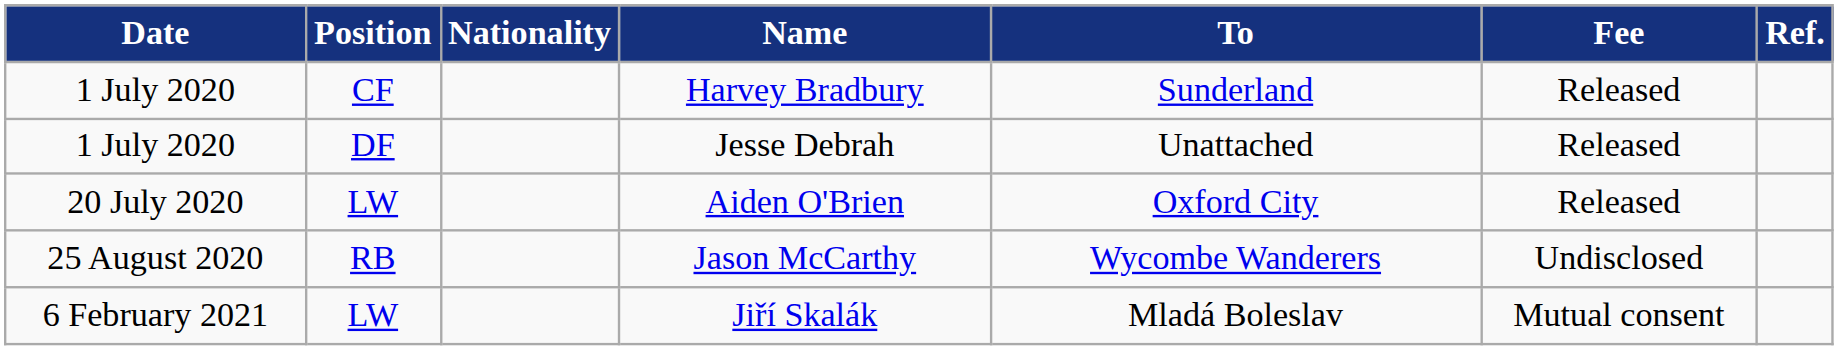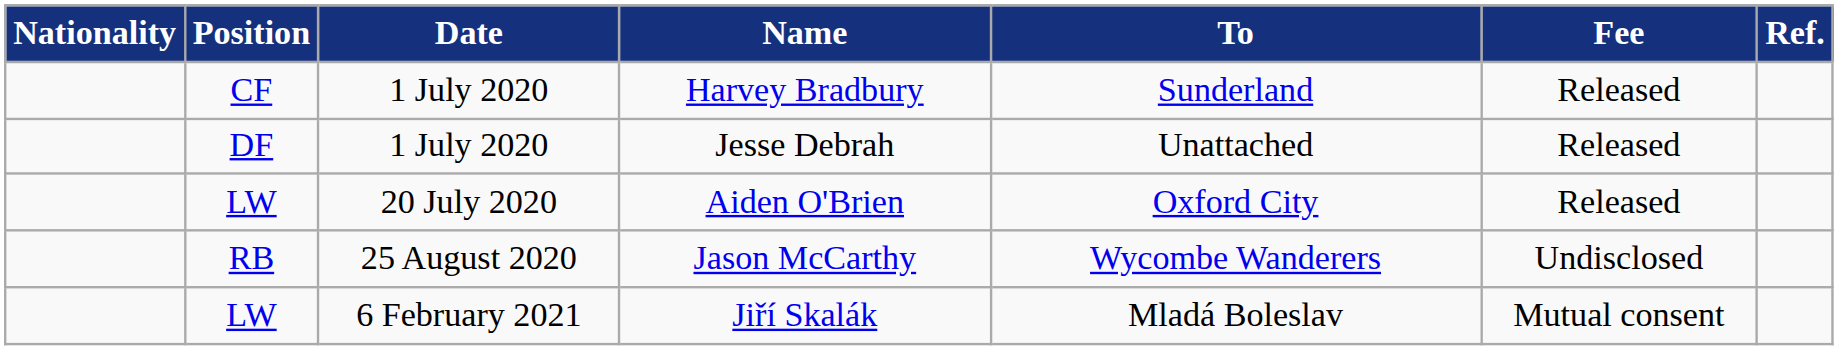columns swapped: (155, 33) <-> (530, 33)
